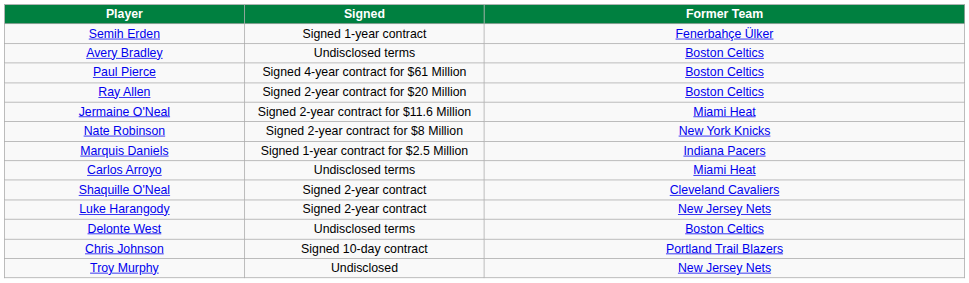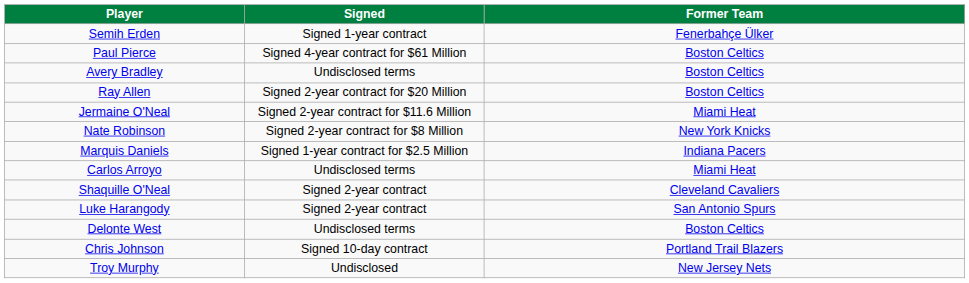rows swapped: (124, 53) <-> (124, 72)
(725, 209) New Jersey Nets -> (725, 209) San Antonio Spurs
